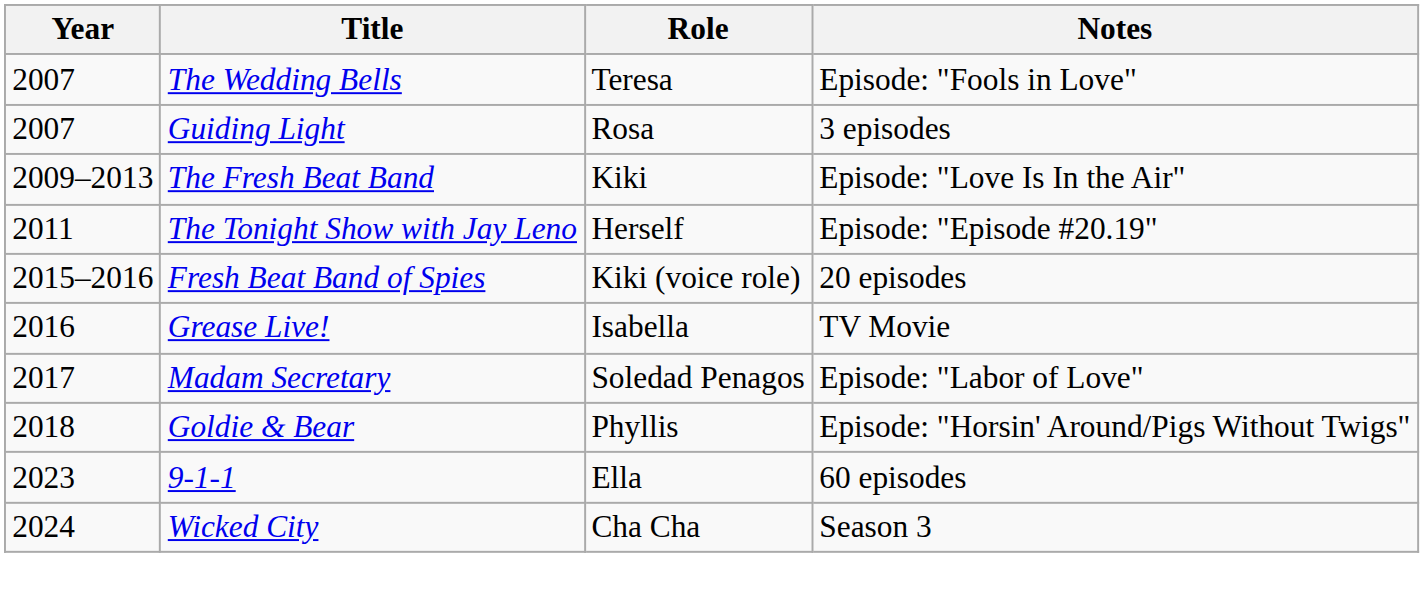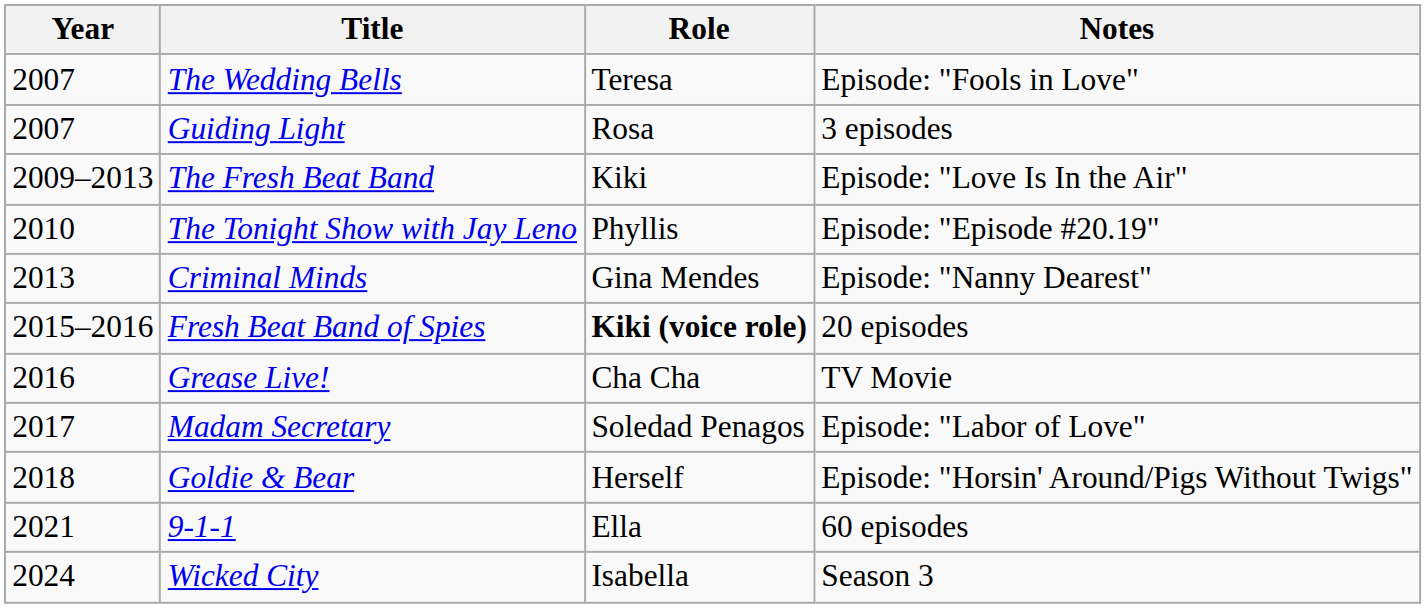(43, 228) 2011 -> (44, 228) 2010
(638, 228) Herself -> (635, 228) Phyllis
+ row: (268, 278)
(696, 278) normal -> (699, 327) bold
(640, 327) Isabella -> (646, 377) Cha Cha
(635, 427) Phyllis -> (638, 476) Herself
(44, 476) 2023 -> (44, 526) 2021
(646, 526) Cha Cha -> (640, 576) Isabella
